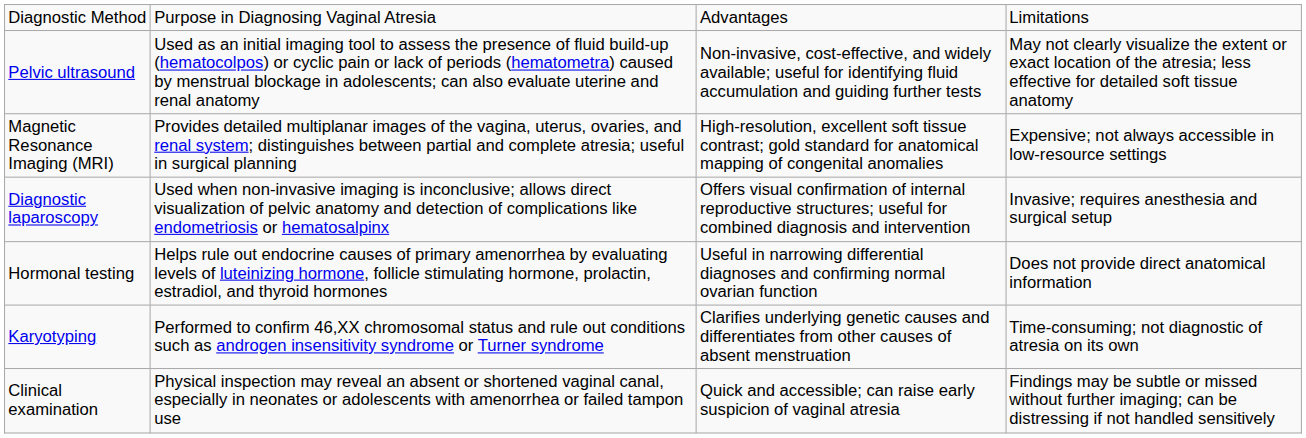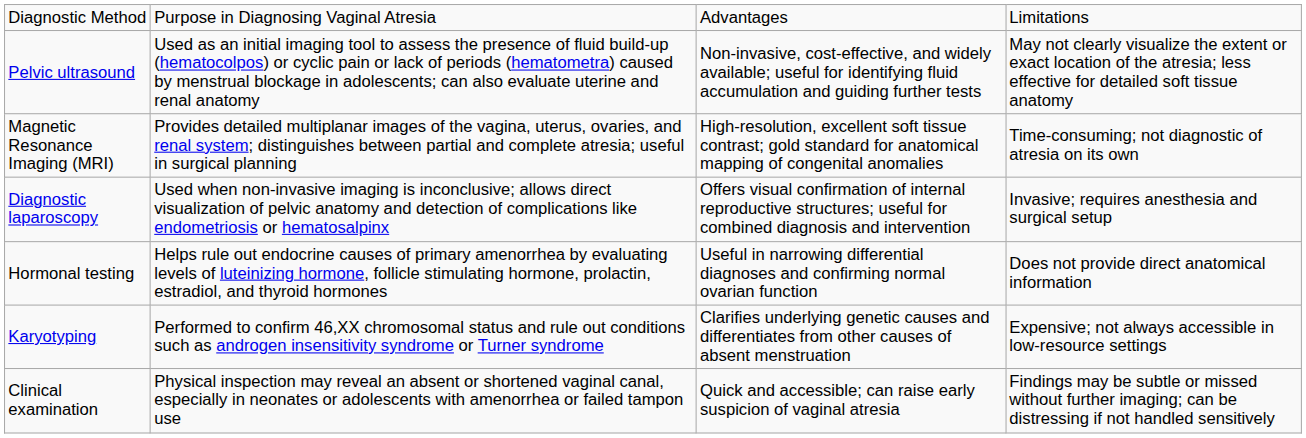(1142, 145) Expensive; not always accessible in low-resource settings -> (1136, 145) Time-consuming; not diagnostic of atresia on its own
(1136, 336) Time-consuming; not diagnostic of atresia on its own -> (1142, 336) Expensive; not always accessible in low-resource settings
